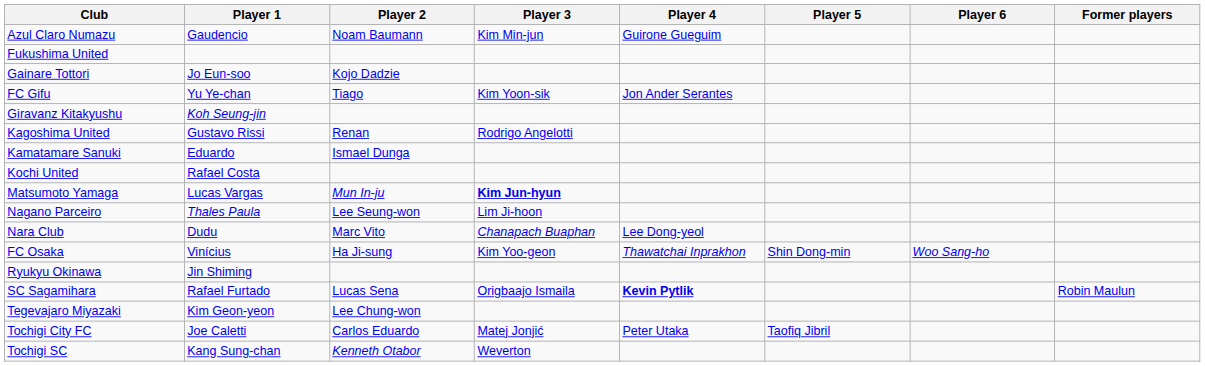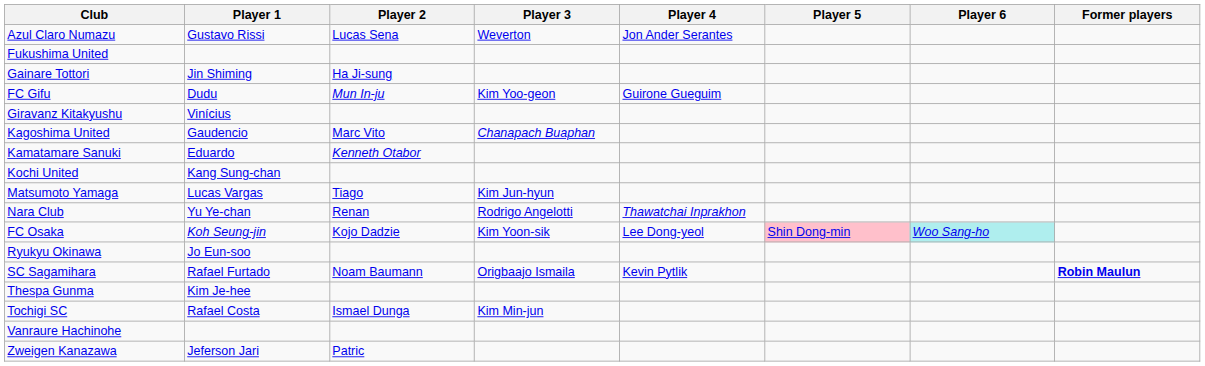(218, 35) Gaudencio -> (226, 35) Gustavo Rissi
(378, 35) Noam Baumann -> (365, 35) Lucas Sena
(510, 35) Kim Min-jun -> (504, 35) Weverton
(672, 35) Guirone Gueguim -> (677, 35) Jon Ander Serantes
(219, 74) Jo Eun-soo -> (220, 74) Jin Shiming
(366, 74) Kojo Dadzie -> (362, 74) Ha Ji-sung
(219, 94) Yu Ye-chan -> (202, 94) Dudu
(348, 94) Tiago -> (358, 94) Mun In-ju
(514, 94) Kim Yoon-sik -> (516, 94) Kim Yoo-geon
(677, 94) Jon Ander Serantes -> (672, 94) Guirone Gueguim
(227, 114) Koh Seung-jin -> (209, 114) Vinícius
(226, 133) Gustavo Rissi -> (218, 133) Gaudencio
(351, 133) Renan -> (359, 133) Marc Vito
(525, 133) Rodrigo Angelotti -> (536, 133) Chanapach Buaphan
(371, 153) Ismael Dunga -> (377, 153) Kenneth Otabor
(223, 173) Rafael Costa -> (234, 173) Kang Sung-chan
(358, 193) Mun In-ju -> (348, 193) Tiago
(519, 193) bold -> (516, 193) normal
- row: (54, 213)
(202, 232) Dudu -> (219, 213) Yu Ye-chan
(359, 232) Marc Vito -> (351, 213) Renan
(536, 232) Chanapach Buaphan -> (525, 213) Rodrigo Angelotti
(663, 232) Lee Dong-yeol -> (684, 213) Thawatchai Inprakhon
(209, 252) Vinícius -> (227, 232) Koh Seung-jin
(362, 252) Ha Ji-sung -> (366, 232) Kojo Dadzie
(516, 252) Kim Yoo-geon -> (514, 232) Kim Yoon-sik
(684, 252) Thawatchai Inprakhon -> (663, 232) Lee Dong-yeol
(809, 252) no background -> (809, 232) pink background
(951, 252) no background -> (951, 232) paleturquoise background
(220, 272) Jin Shiming -> (219, 252) Jo Eun-soo
(365, 292) Lucas Sena -> (378, 272) Noam Baumann
(658, 292) bold -> (655, 272) normal
(1096, 292) normal -> (1099, 272) bold
- row: (64, 312)
+ row: (51, 292)
- row: (49, 331)
(234, 351) Kang Sung-chan -> (223, 312) Rafael Costa
(377, 351) Kenneth Otabor -> (371, 312) Ismael Dunga
(504, 351) Weverton -> (510, 312) Kim Min-jun
+ row: (64, 331)
+ row: (62, 351)
